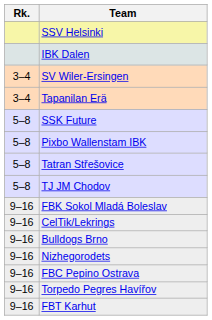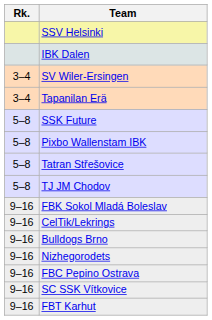- row: (99, 290)
+ row: (84, 290)
